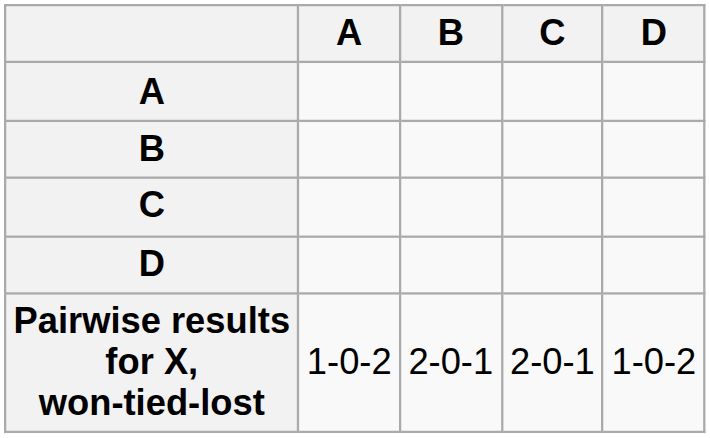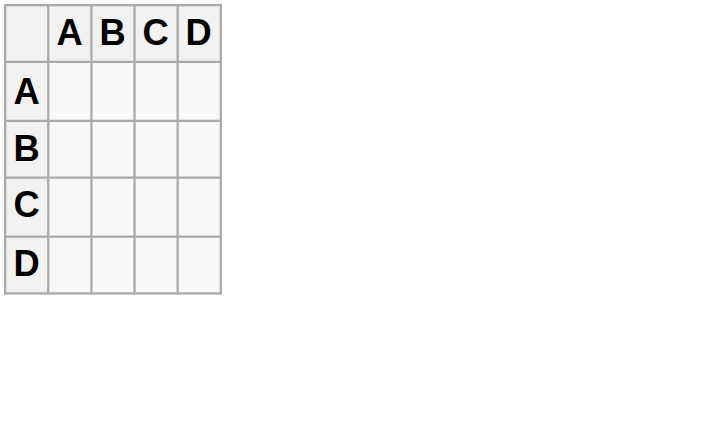- row: (152, 362)
